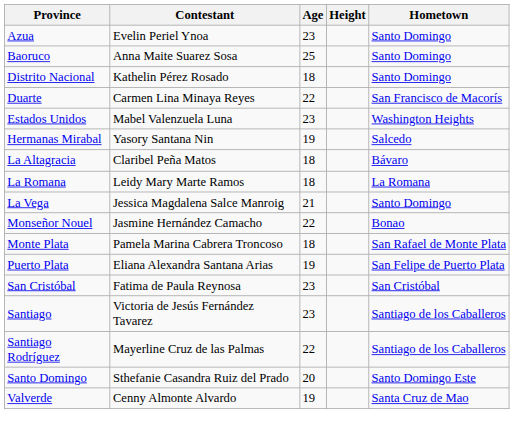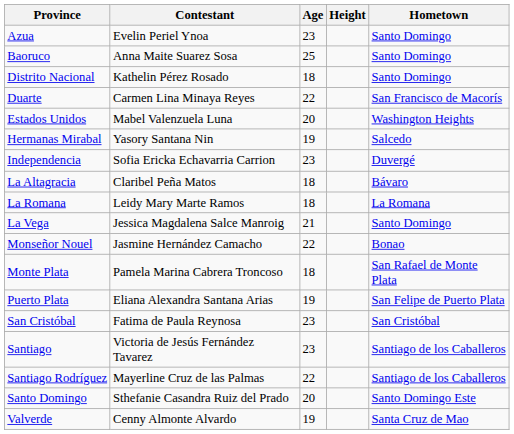(309, 119) 23 -> (309, 119) 20
+ row: (44, 160)
